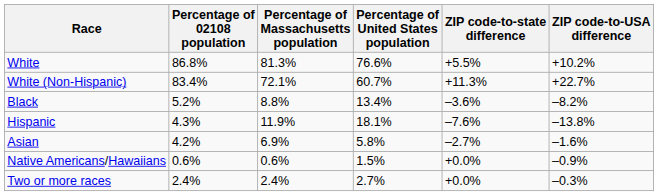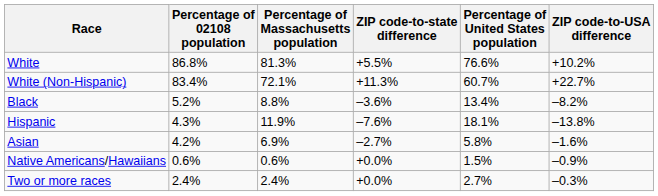columns swapped: (398, 29) <-> (496, 29)
